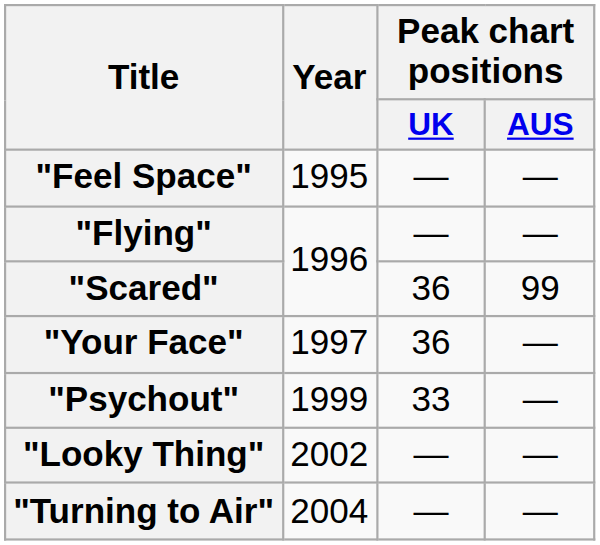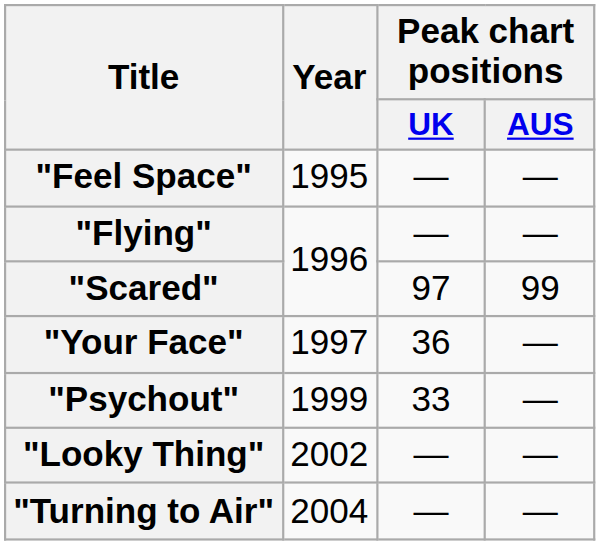(431, 288) 36 -> (431, 288) 97
